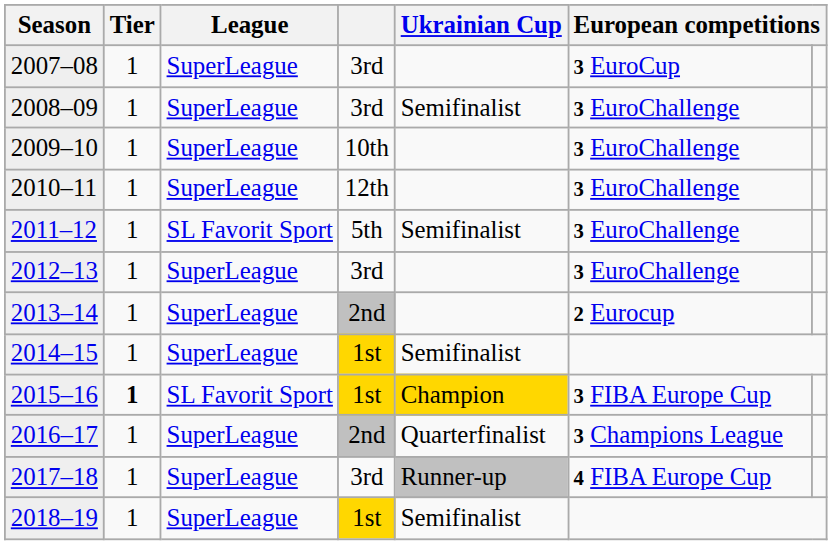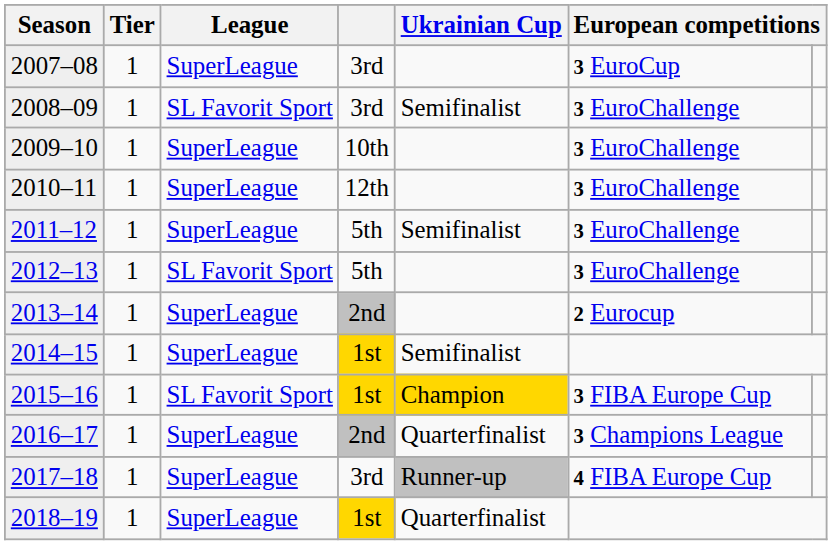(232, 106) SuperLeague -> (250, 106) SL Favorit Sport
(250, 229) SL Favorit Sport -> (232, 229) SuperLeague
(232, 270) SuperLeague -> (250, 270) SL Favorit Sport
(367, 270) 3rd -> (367, 270) 5th
(132, 394) bold -> (132, 394) normal
(461, 517) Semifinalist -> (473, 517) Quarterfinalist
